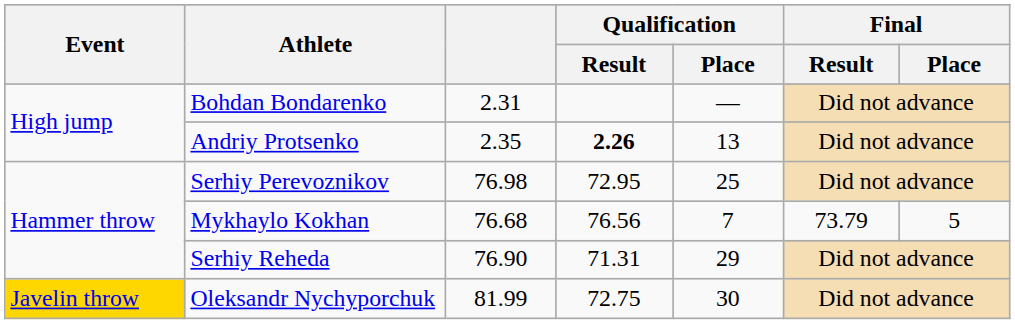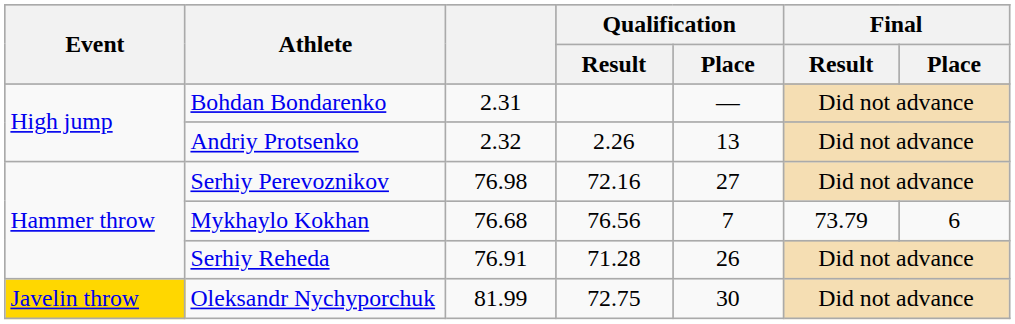(501, 142) 2.35 -> (501, 142) 2.32
(614, 142) bold -> (614, 142) normal
(614, 181) 72.95 -> (614, 181) 72.16
(728, 181) 25 -> (728, 181) 27
(954, 220) 5 -> (954, 220) 6
(501, 259) 76.90 -> (501, 259) 76.91
(614, 259) 71.31 -> (614, 259) 71.28
(728, 259) 29 -> (728, 259) 26
